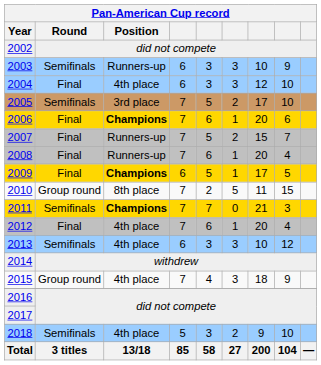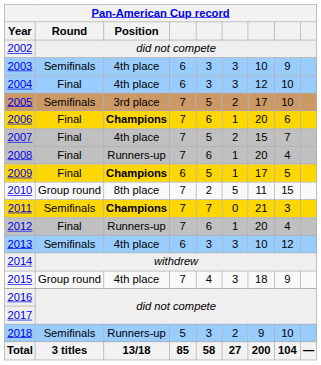(137, 66) Runners-up -> (137, 66) 4th place
(137, 137) Runners-up -> (137, 137) 4th place
(137, 226) 4th place -> (137, 226) Runners-up
(137, 333) 4th place -> (137, 333) Runners-up
